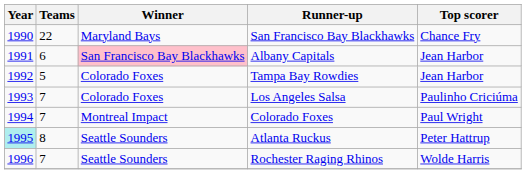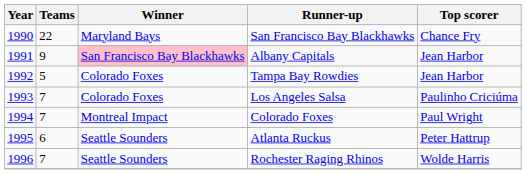(43, 55) 6 -> (43, 55) 9
(20, 138) paleturquoise background -> (20, 138) no background
(43, 138) 8 -> (43, 138) 6
